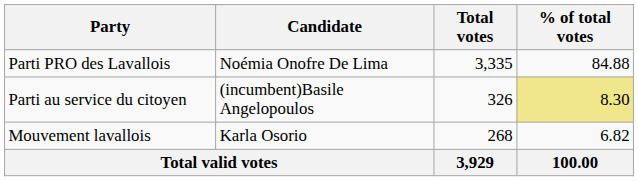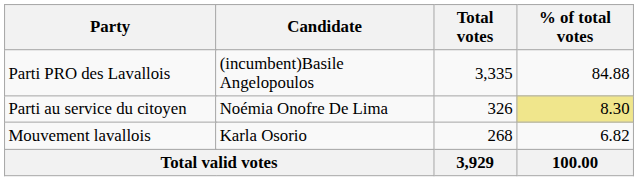(304, 63) Noémia Onofre De Lima -> (282, 72) (incumbent)Basile Angelopoulos
(282, 99) (incumbent)Basile Angelopoulos -> (304, 108) Noémia Onofre De Lima
